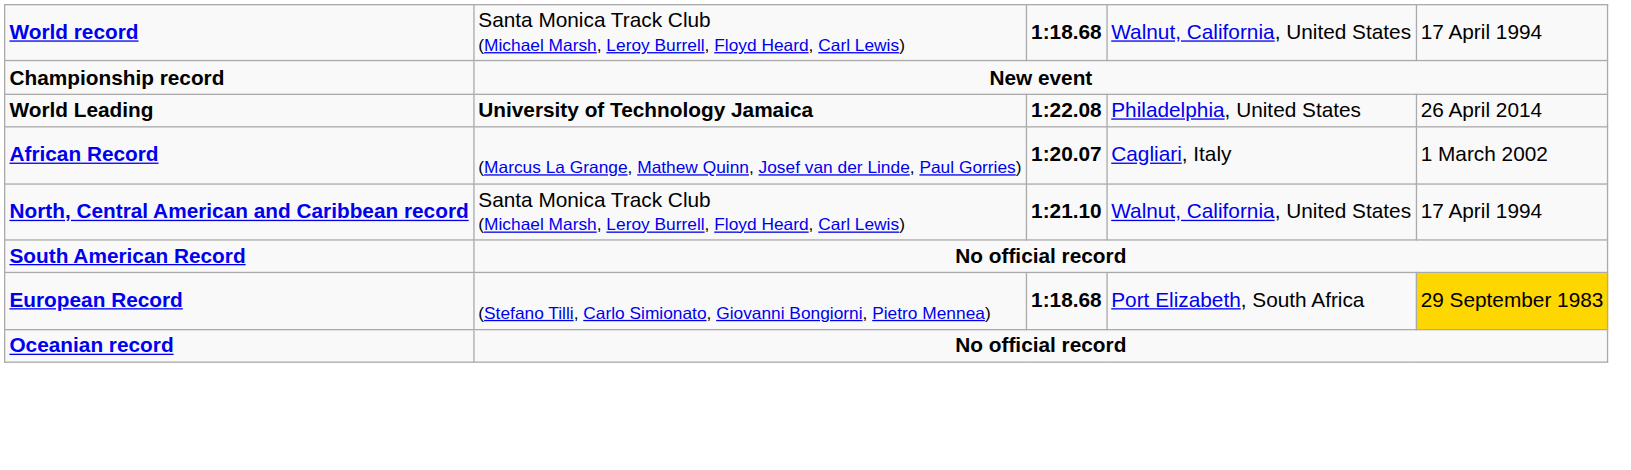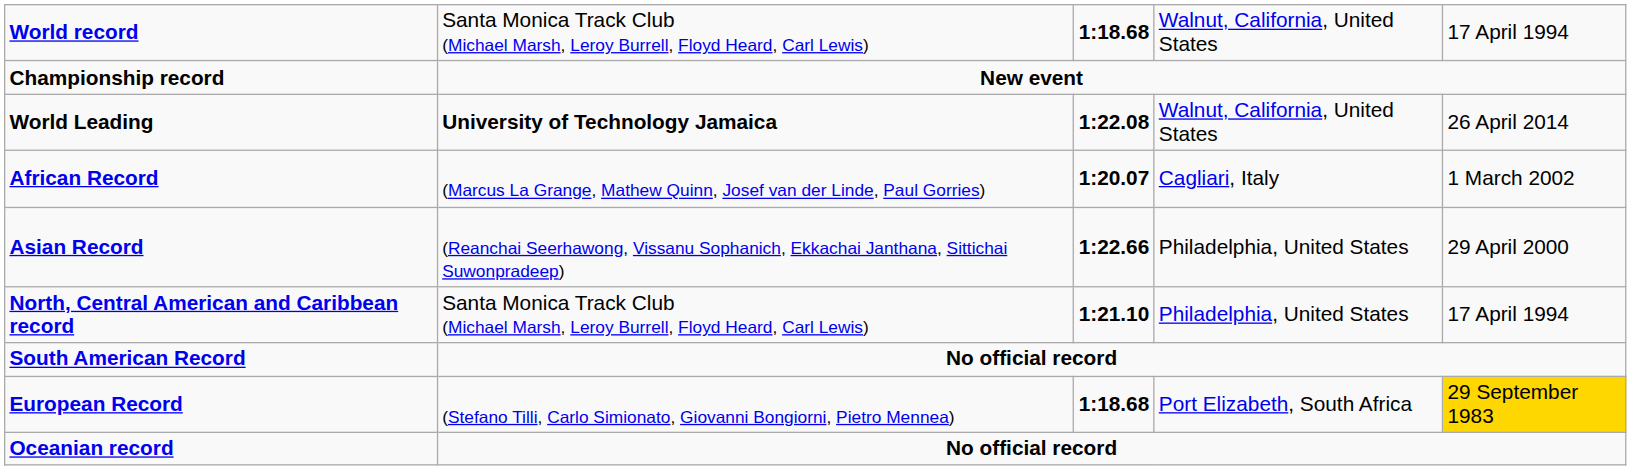(1236, 110) Philadelphia, United States -> (1276, 122) Walnut, California, United States
+ row: (76, 246)
(1261, 211) Walnut, California, United States -> (1284, 314) Philadelphia, United States
